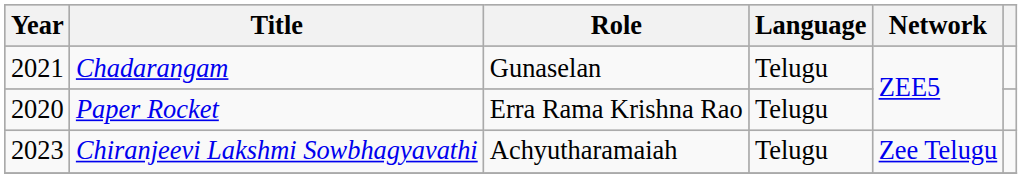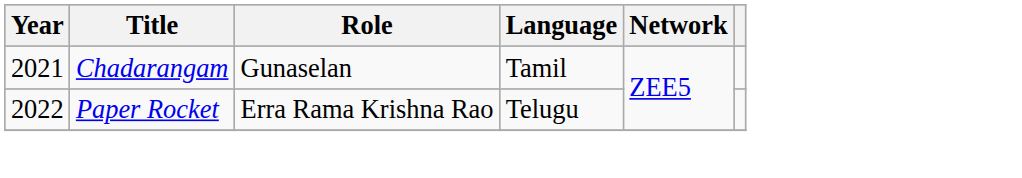(791, 67) Telugu -> (536, 67) Tamil
(37, 109) 2020 -> (37, 109) 2022
- row: (277, 151)
